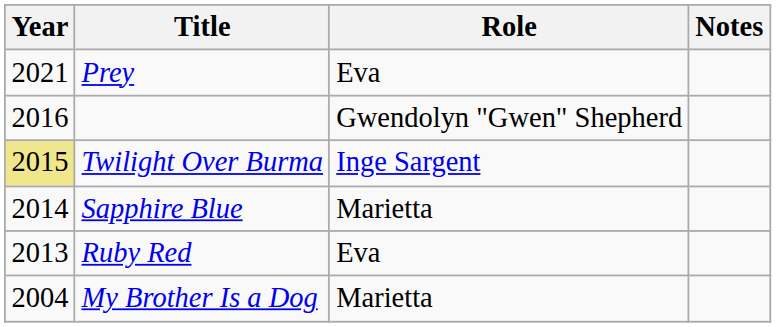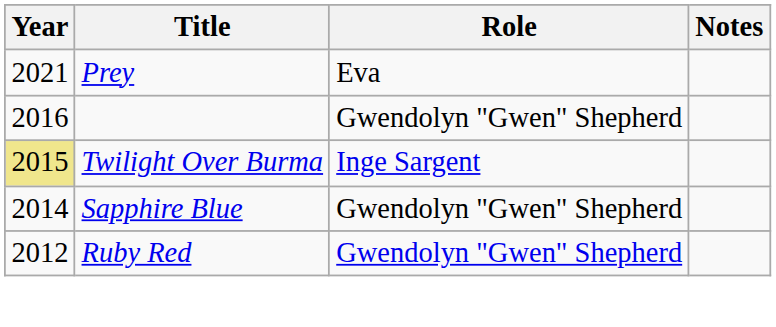(384, 207) Marietta -> (509, 207) Gwendolyn "Gwen" Shepherd
(40, 252) 2013 -> (40, 252) 2012
(358, 252) Eva -> (509, 252) Gwendolyn "Gwen" Shepherd
- row: (200, 298)
